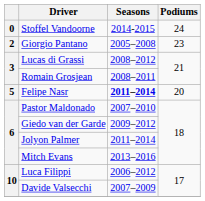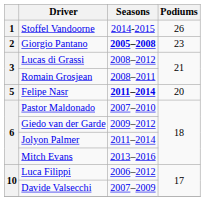(12, 28) 0 -> (12, 28) 1
(179, 28) 24 -> (179, 28) 26
(133, 44) normal -> (133, 44) bold
